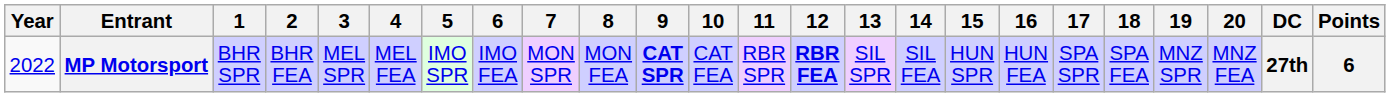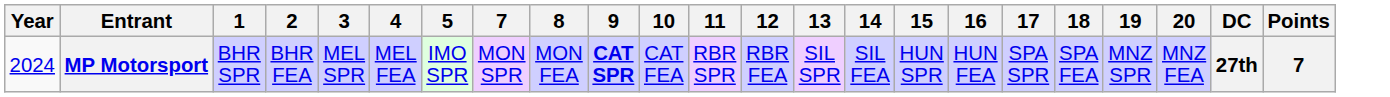- column: (498, 20)
(32, 64) 2022 -> (32, 64) 2024
(817, 64) bold -> (768, 64) normal
(1349, 64) 6 -> (1299, 64) 7
